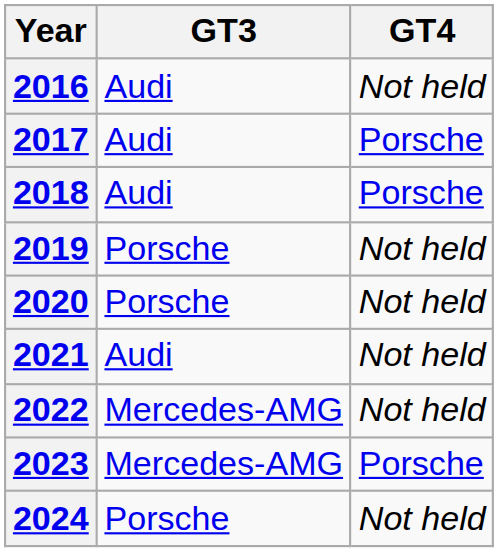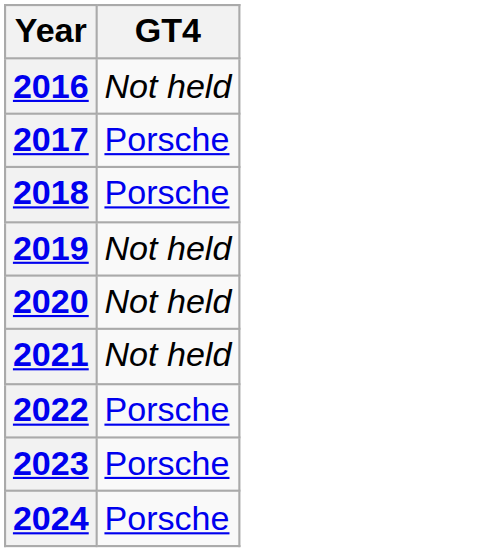- column: (224, 31)
(422, 409) Not held -> (167, 409) Porsche
(422, 517) Not held -> (167, 517) Porsche
